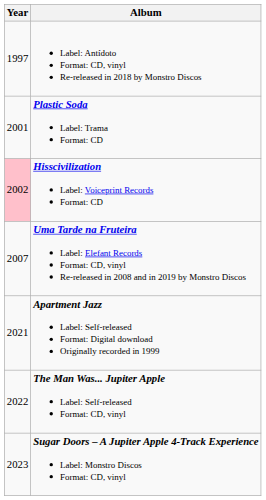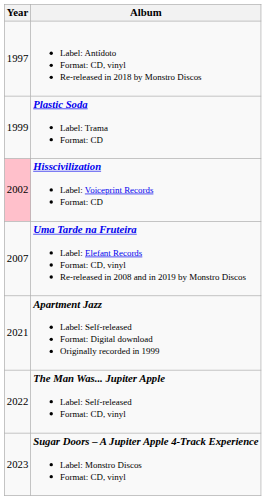(18, 127) 2001 -> (18, 127) 1999
